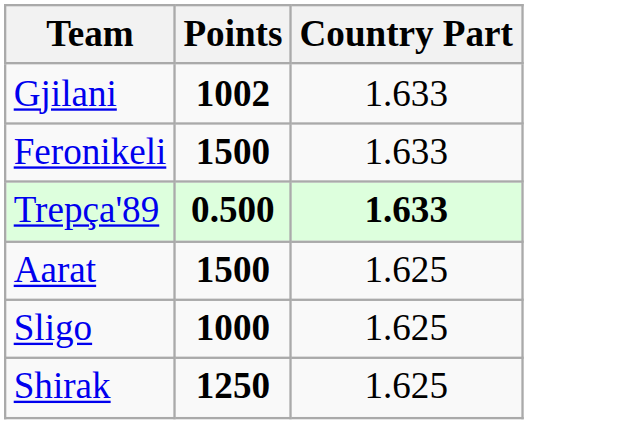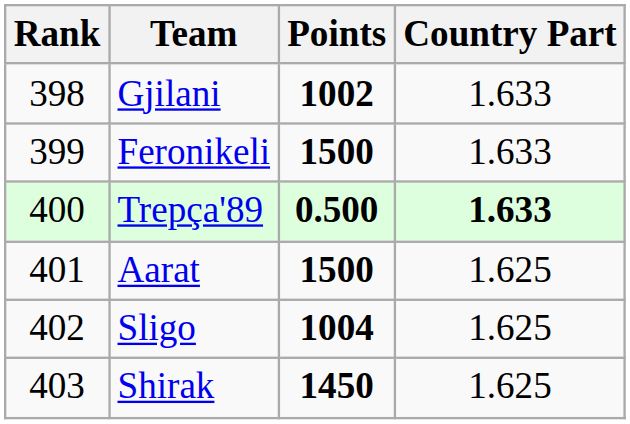+ column: (57, 33)
(233, 328) 1000 -> (337, 328) 1004
(233, 387) 1250 -> (337, 387) 1450
